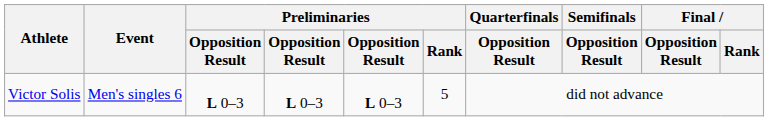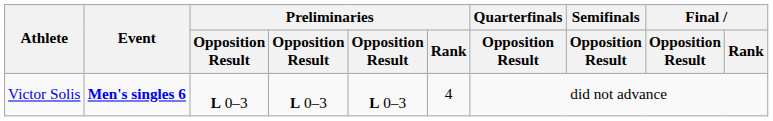(135, 94) normal -> (137, 94) bold
(445, 94) 5 -> (449, 94) 4
